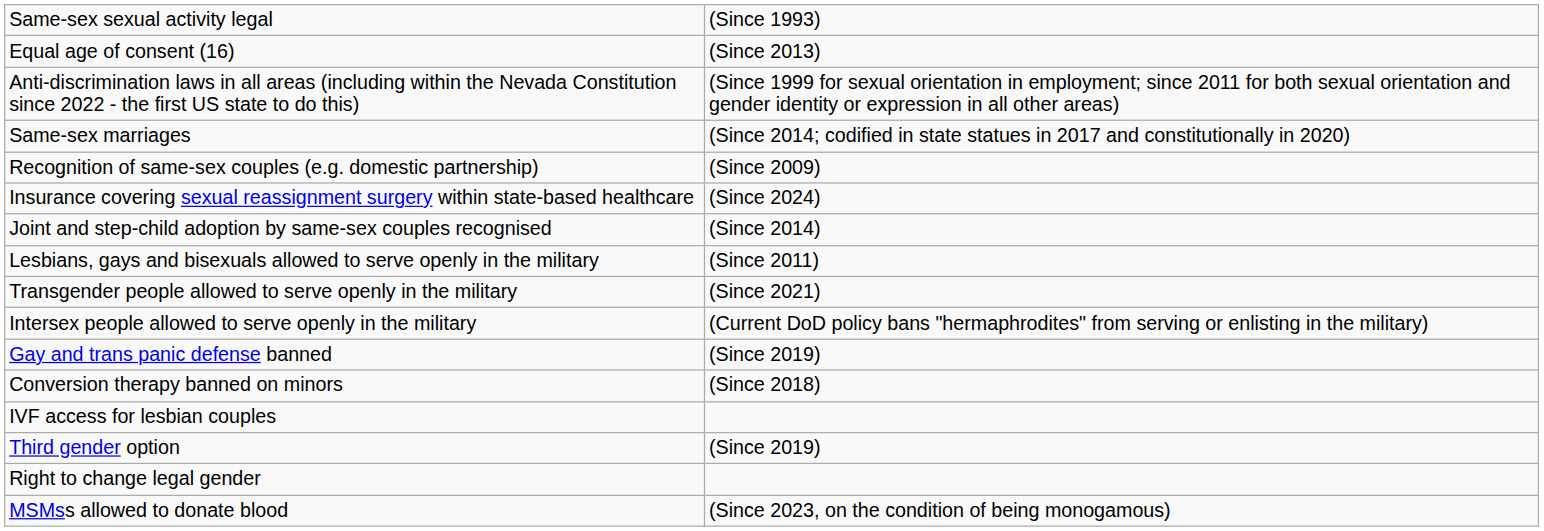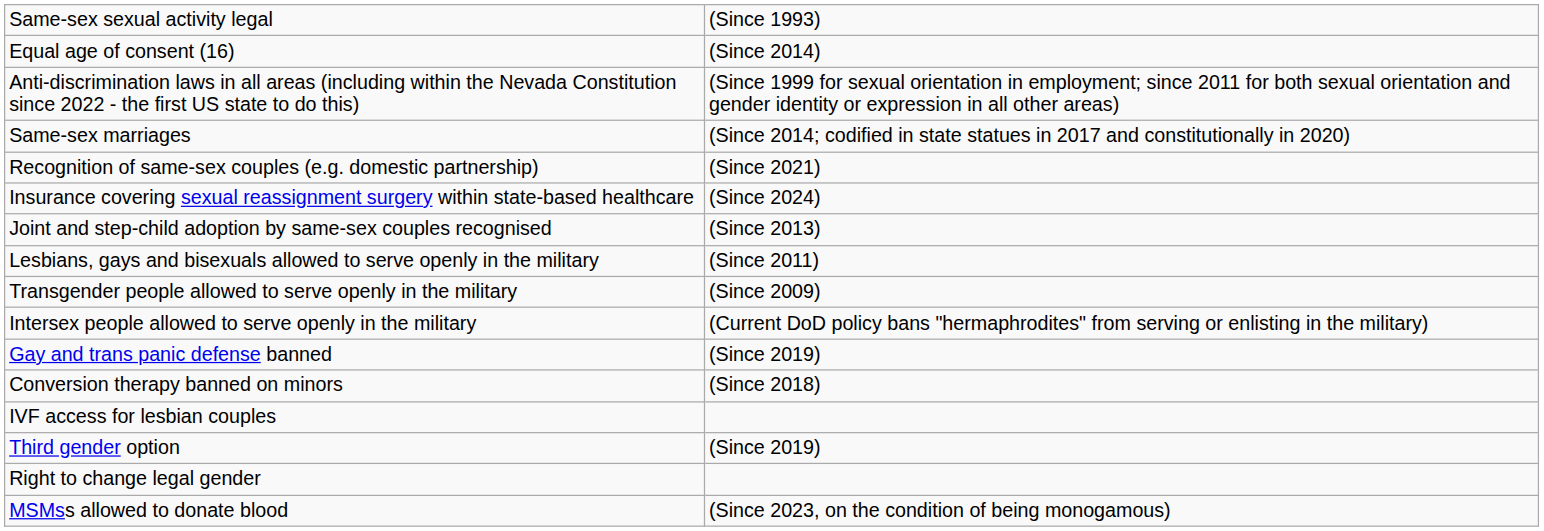(765, 51) (Since 2013) -> (765, 51) (Since 2014)
(765, 167) (Since 2009) -> (765, 167) (Since 2021)
(765, 229) (Since 2014) -> (765, 229) (Since 2013)
(765, 291) (Since 2021) -> (765, 291) (Since 2009)
